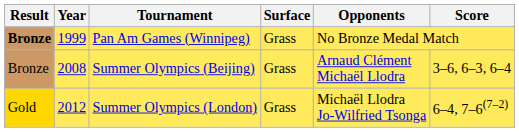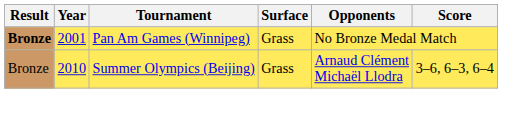(72, 38) 1999 -> (72, 38) 2001
(72, 68) 2008 -> (72, 68) 2010
- row: (175, 107)
